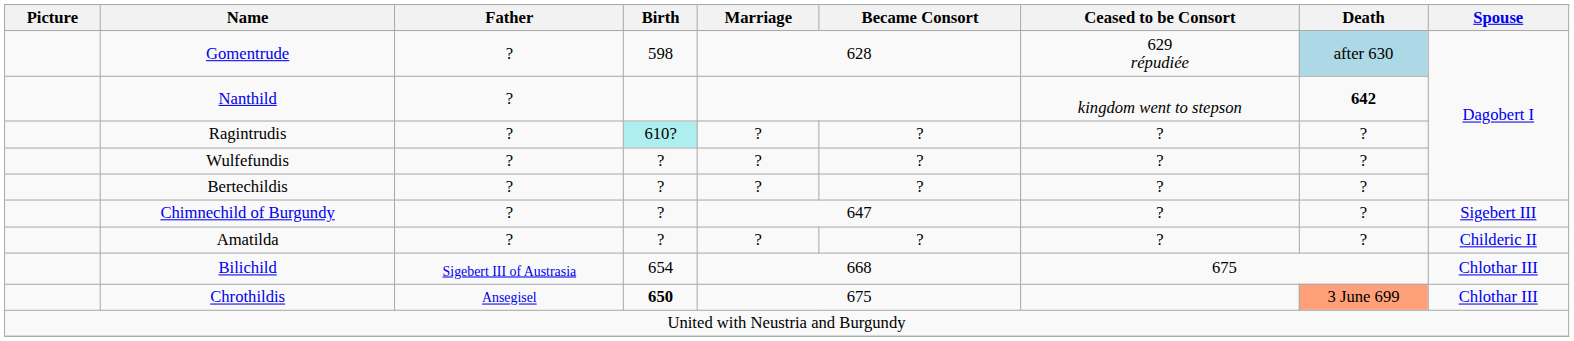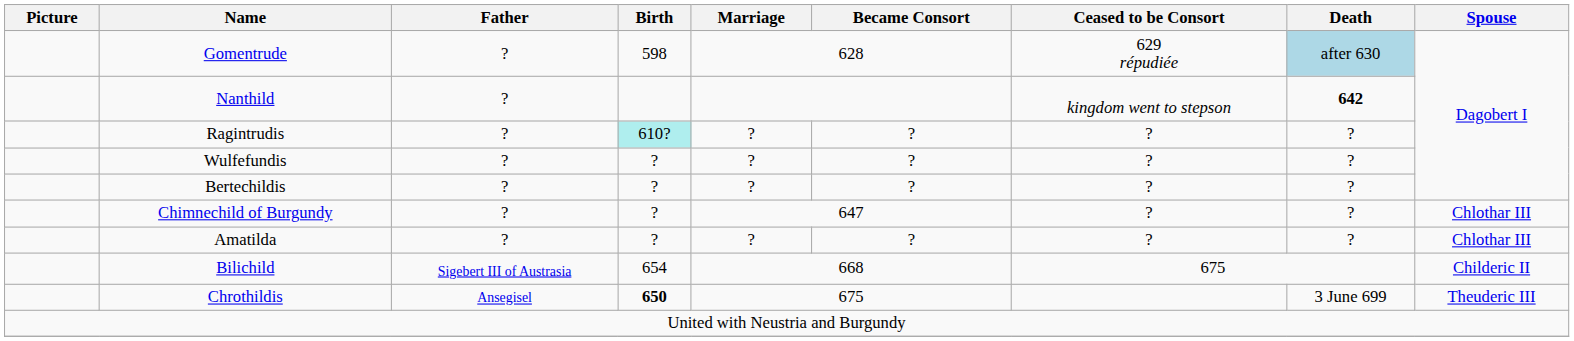(1498, 213) Sigebert III -> (1492, 213) Chlothar III
(1498, 239) Childeric II -> (1492, 239) Chlothar III
(1498, 268) Chlothar III -> (1492, 268) Childeric II
(1363, 296) lightsalmon background -> (1351, 296) no background
(1498, 296) Chlothar III -> (1492, 296) Theuderic III
